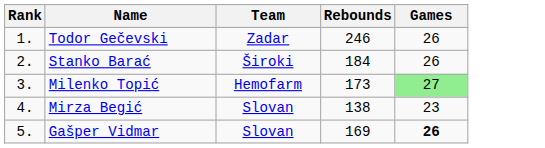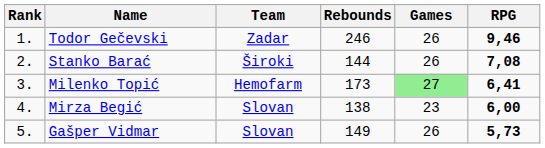+ column: (503, 16)
(358, 62) 184 -> (358, 62) 144
(358, 132) 169 -> (358, 132) 149
(431, 132) bold -> (431, 132) normal
